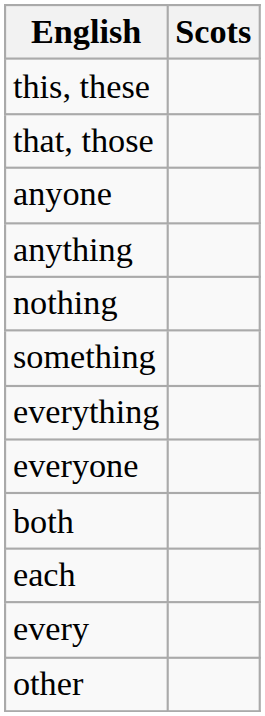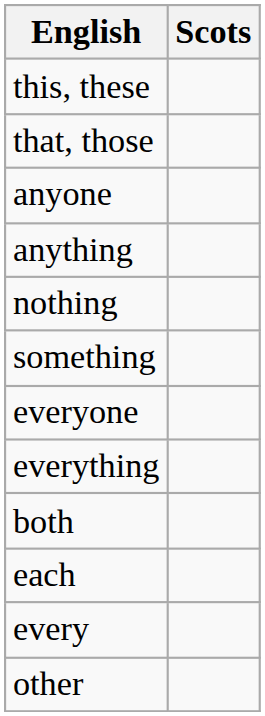rows swapped: (76, 466) <-> (86, 411)
